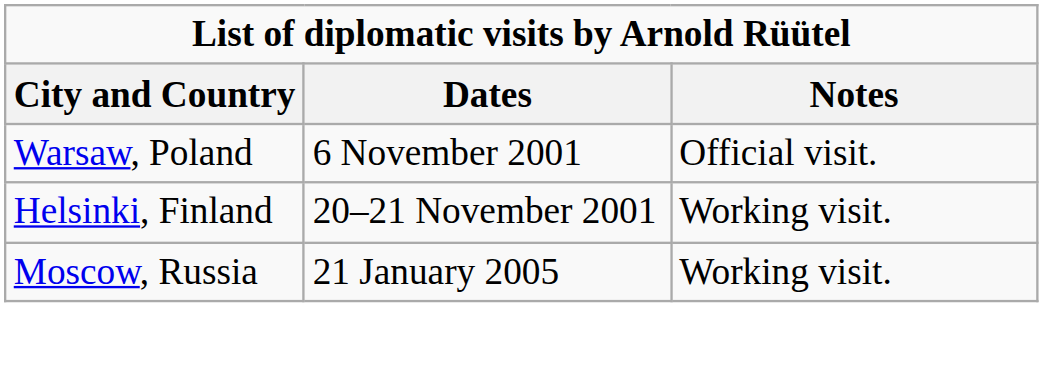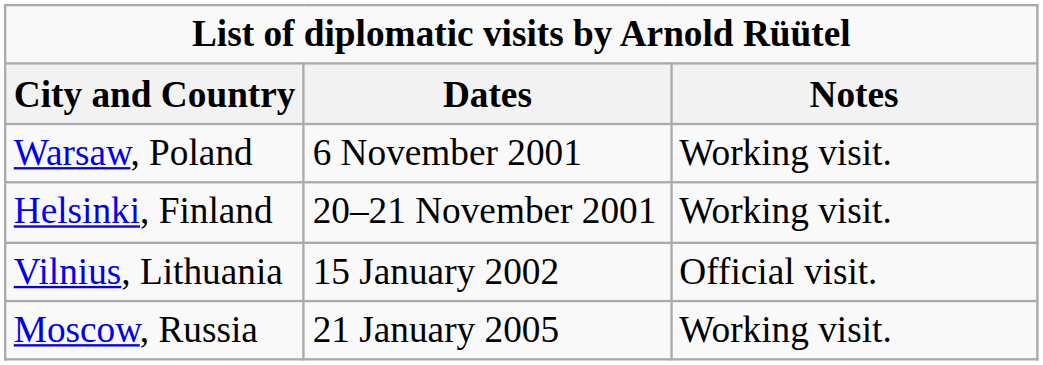(778, 152) Official visit. -> (786, 152) Working visit.
+ row: (148, 270)
